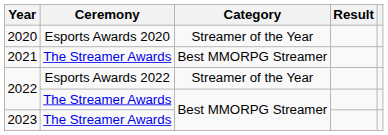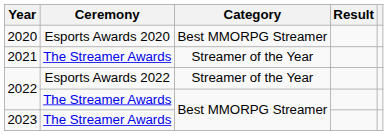(252, 36) Streamer of the Year -> (252, 36) Best MMORPG Streamer
(252, 57) Best MMORPG Streamer -> (252, 57) Streamer of the Year
